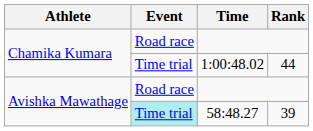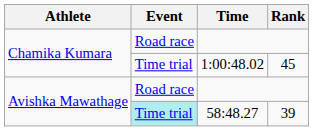(288, 65) 44 -> (288, 65) 45
